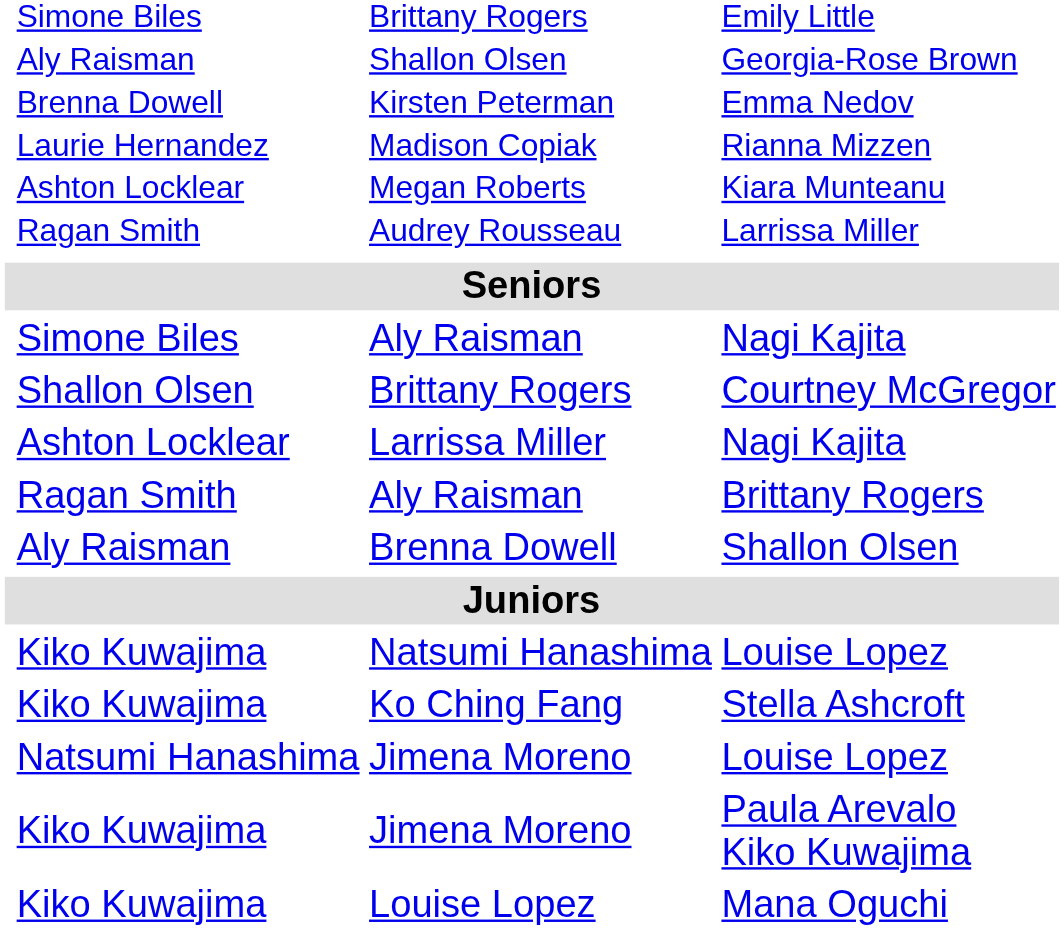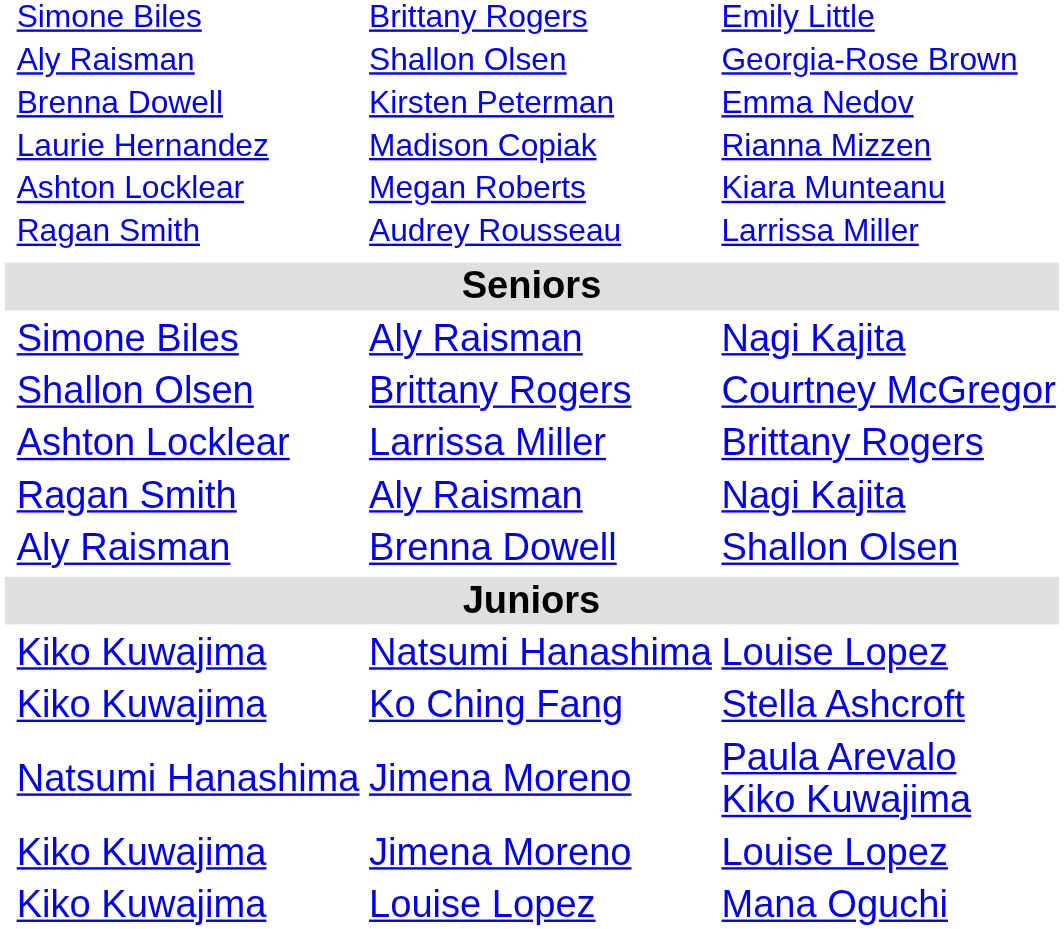(814, 442) Nagi Kajita -> (853, 442) Brittany Rogers
(853, 495) Brittany Rogers -> (814, 495) Nagi Kajita
(835, 757) Louise Lopez -> (846, 778) Paula Arevalo Kiko Kuwajima
(846, 830) Paula Arevalo Kiko Kuwajima -> (835, 852) Louise Lopez
